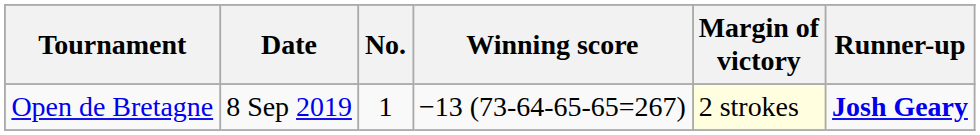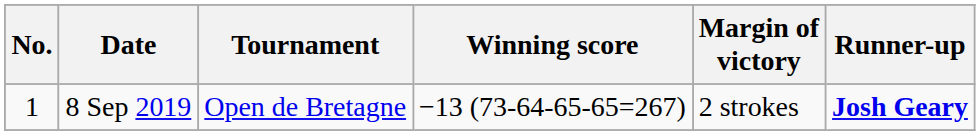columns swapped: (385, 44) <-> (112, 44)
(749, 106) lightyellow background -> (749, 106) no background
